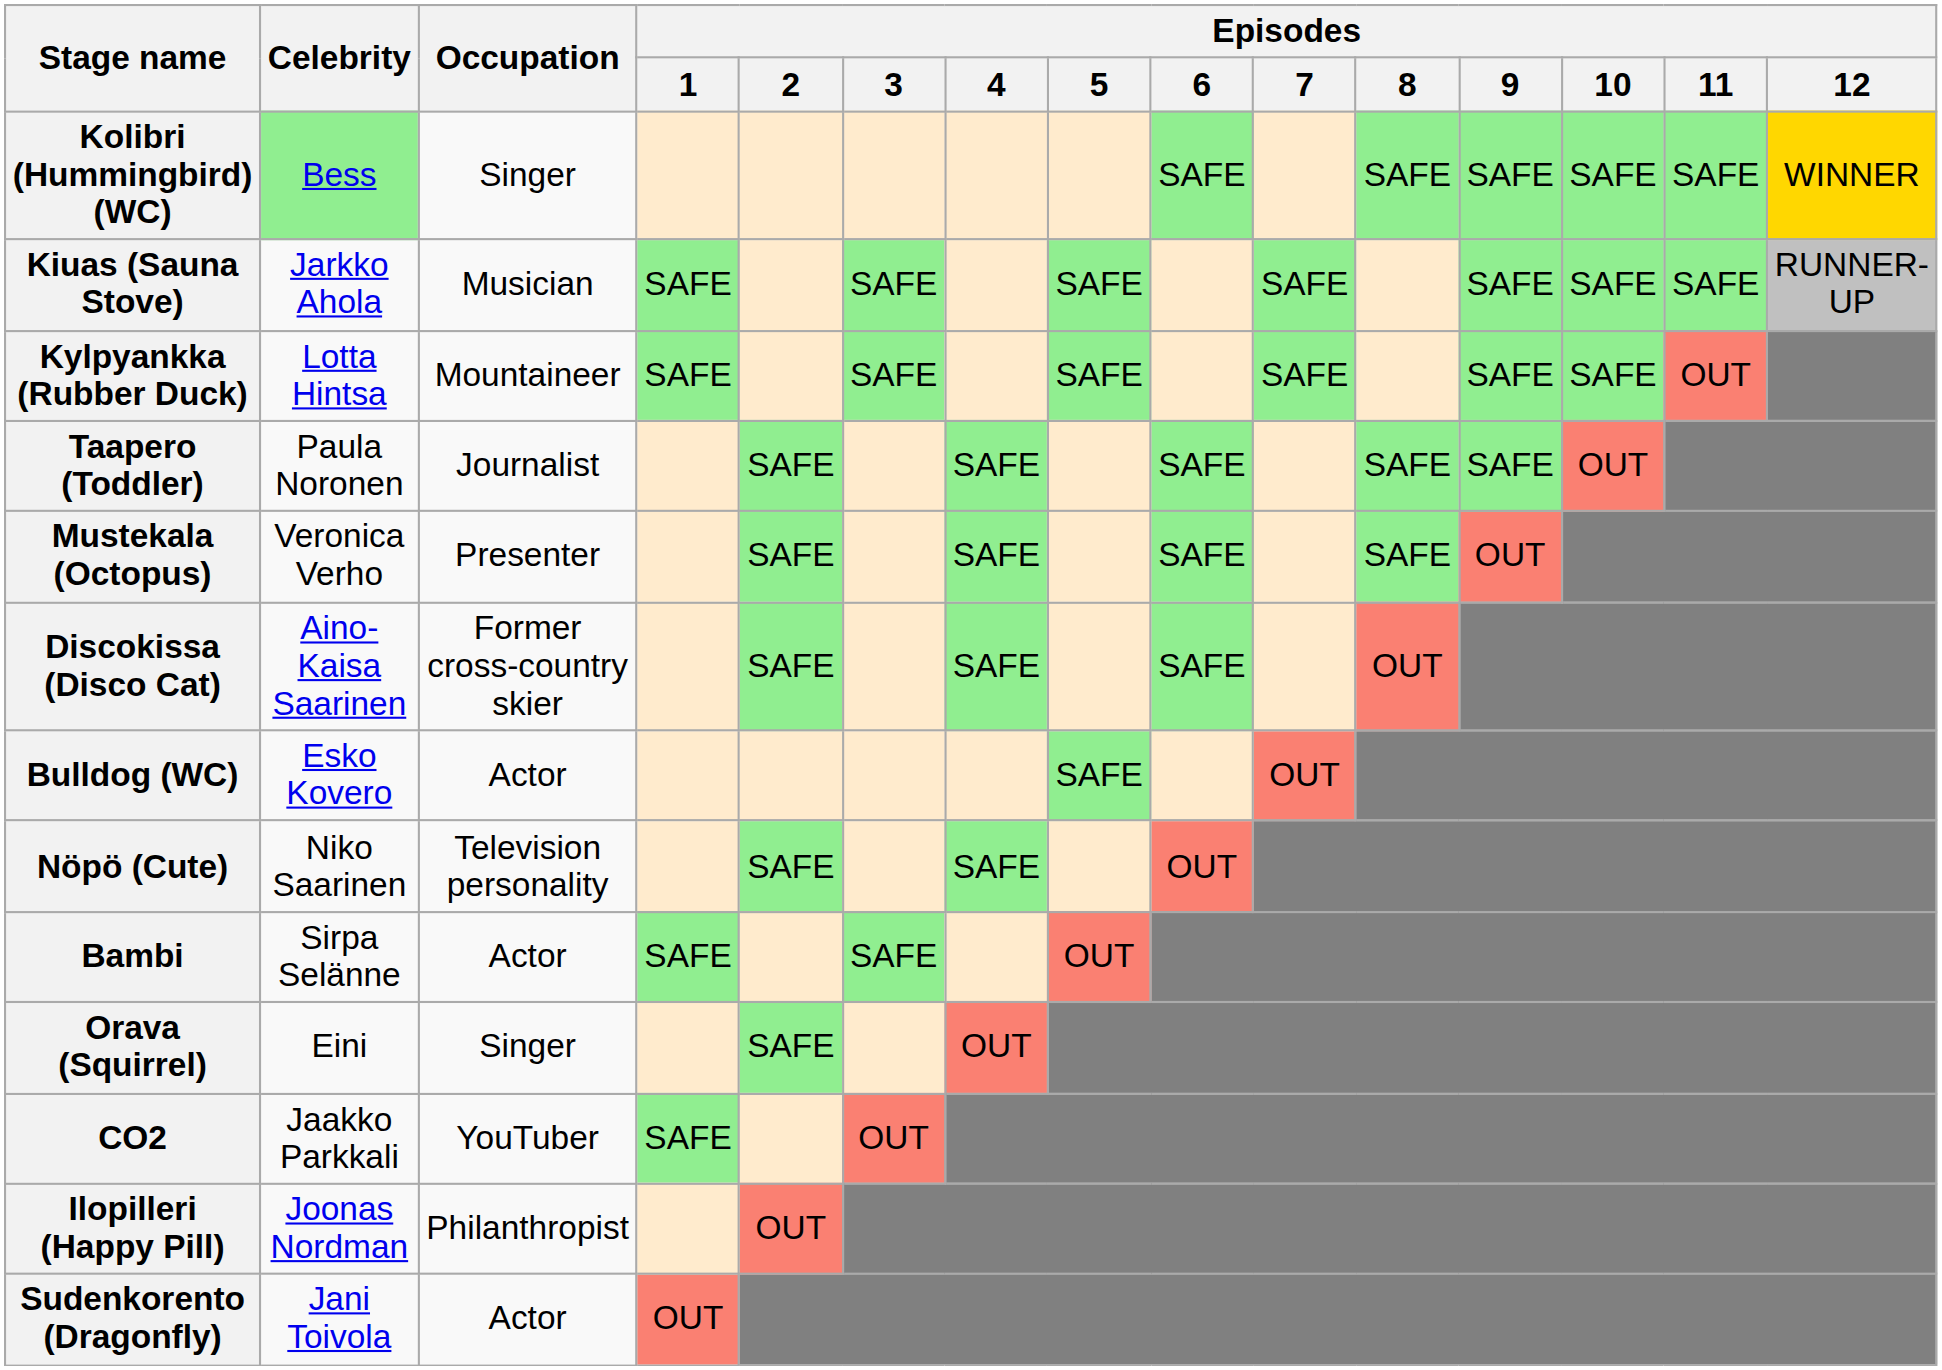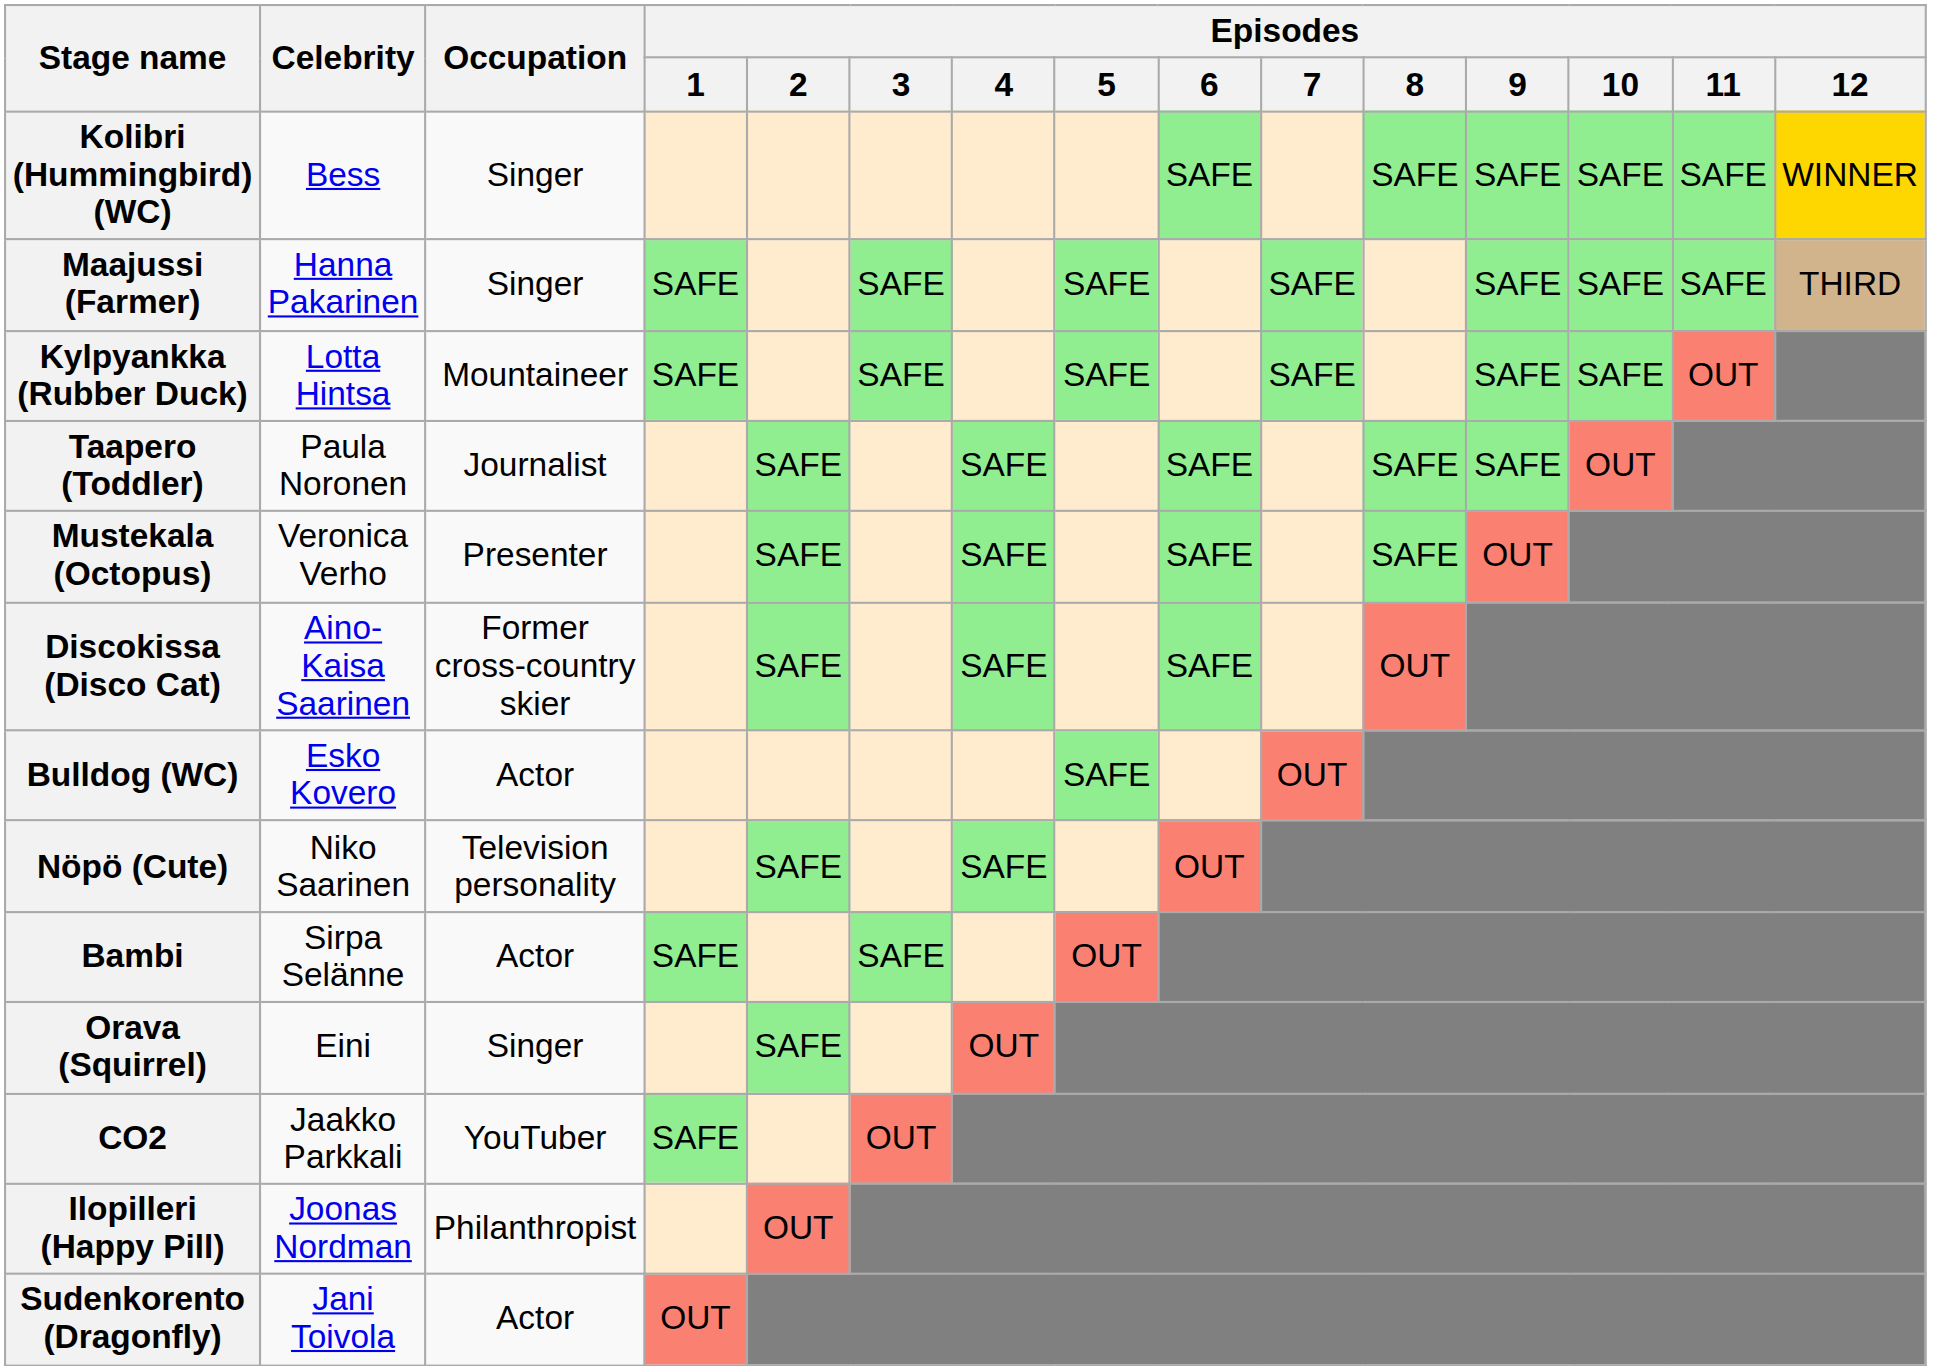(339, 174) lightgreen background -> (343, 174) no background
- row: (133, 284)
+ row: (133, 284)
